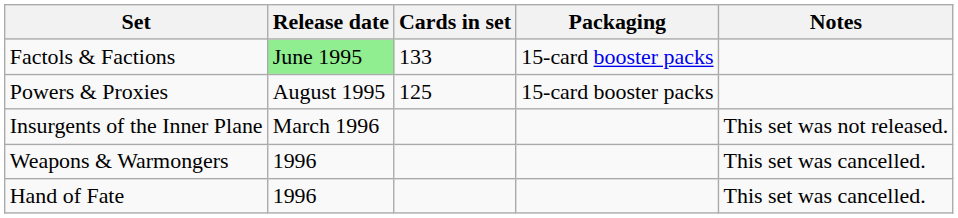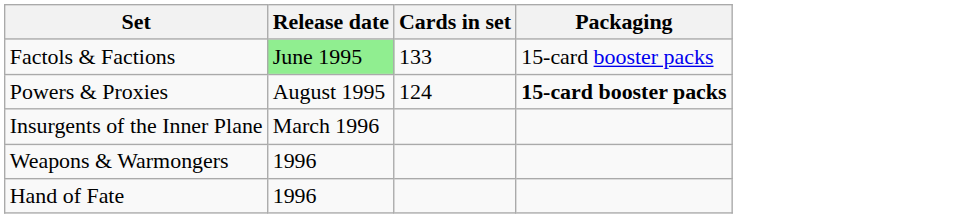- column: (836, 21)
(415, 91) 125 -> (415, 91) 124
(617, 91) normal -> (624, 91) bold
